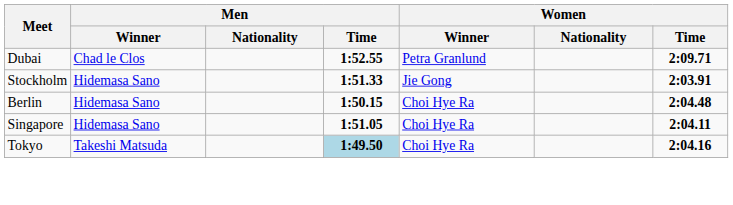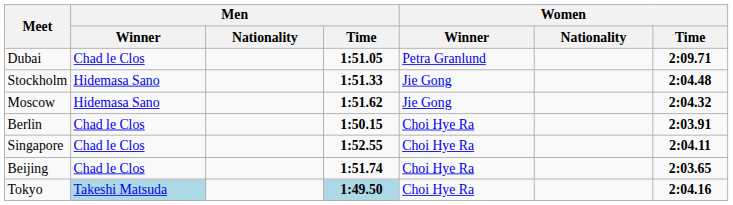(361, 59) 1:52.55 -> (361, 59) 1:51.05
(690, 80) 2:03.91 -> (690, 80) 2:04.48
+ row: (31, 102)
(117, 102) Hidemasa Sano -> (109, 124) Chad le Clos
(690, 102) 2:04.48 -> (690, 124) 2:03.91
(117, 124) Hidemasa Sano -> (109, 146) Chad le Clos
(361, 124) 1:51.05 -> (361, 146) 1:52.55
+ row: (28, 168)
(120, 146) no background -> (120, 189) lightblue background
